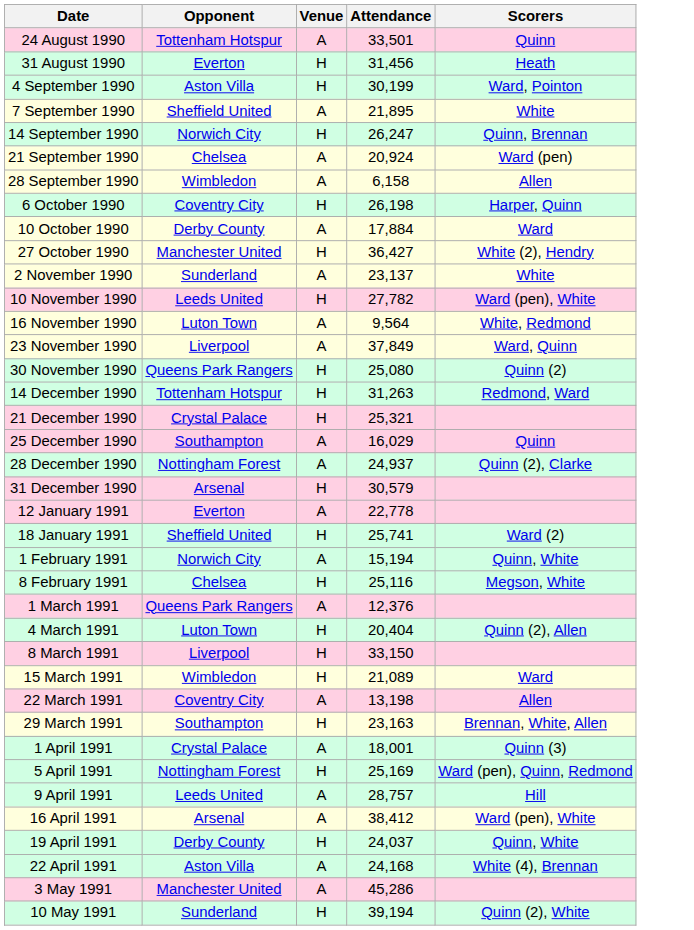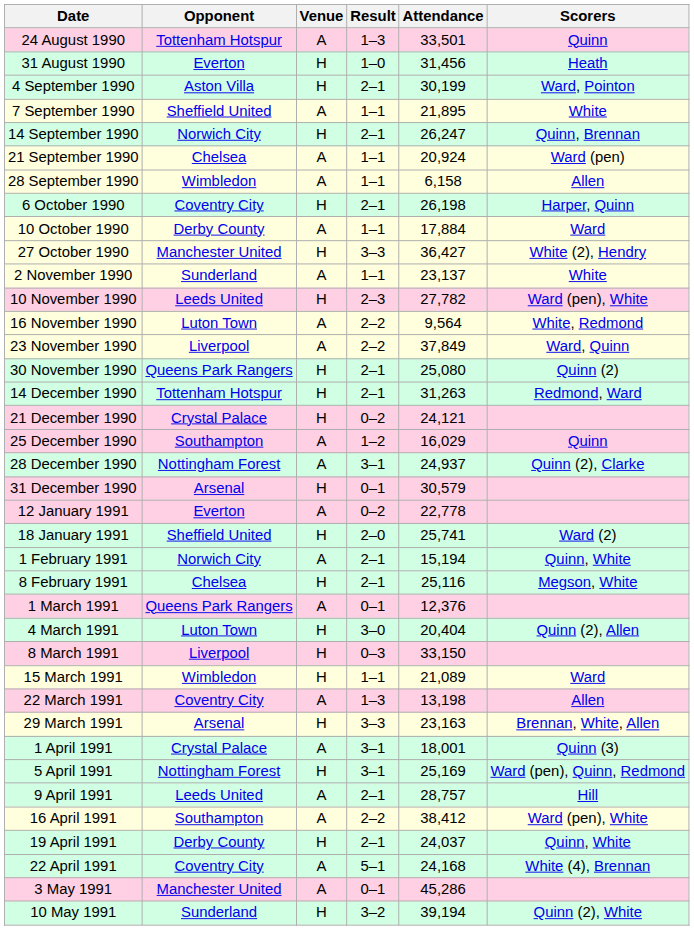+ column: (373, 16)
(391, 417) 25,321 -> (443, 417) 24,121
(219, 724) Southampton -> (219, 724) Arsenal
(219, 818) Arsenal -> (219, 818) Southampton
(219, 865) Aston Villa -> (219, 865) Coventry City
